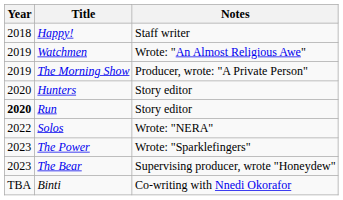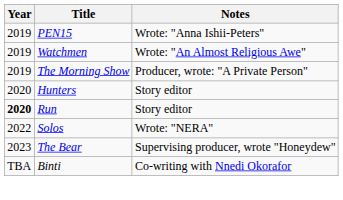- row: (55, 33)
+ row: (55, 33)
- row: (64, 147)
